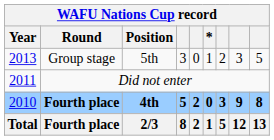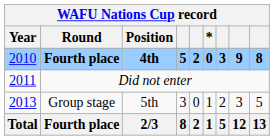rows swapped: (82, 102) <-> (82, 59)
